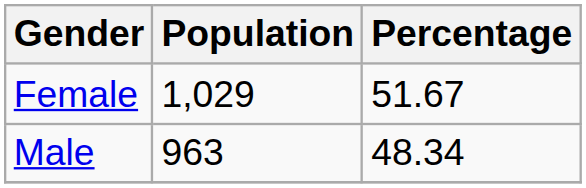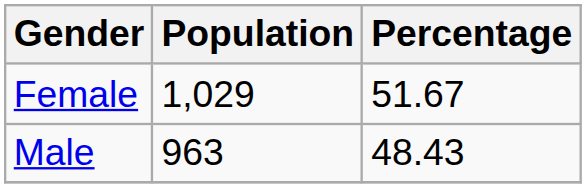(418, 152) 48.34 -> (418, 152) 48.43
